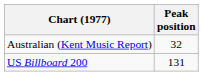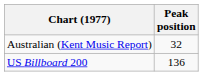(176, 62) 131 -> (176, 62) 136
